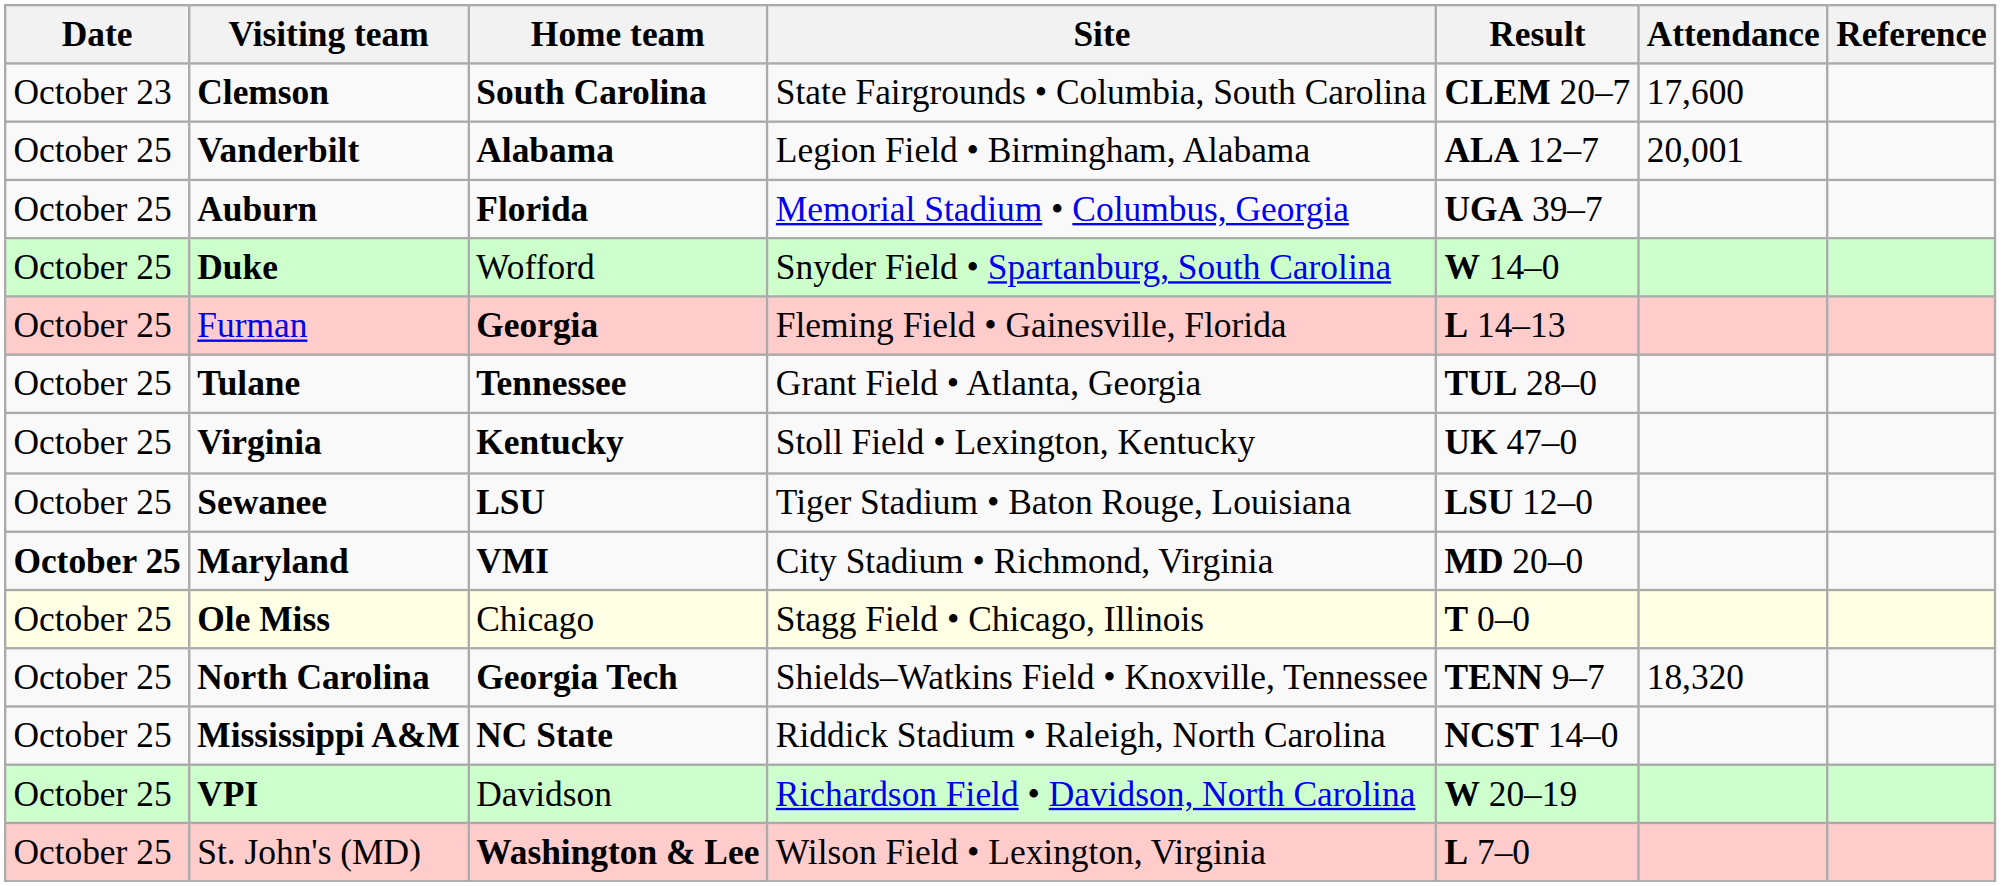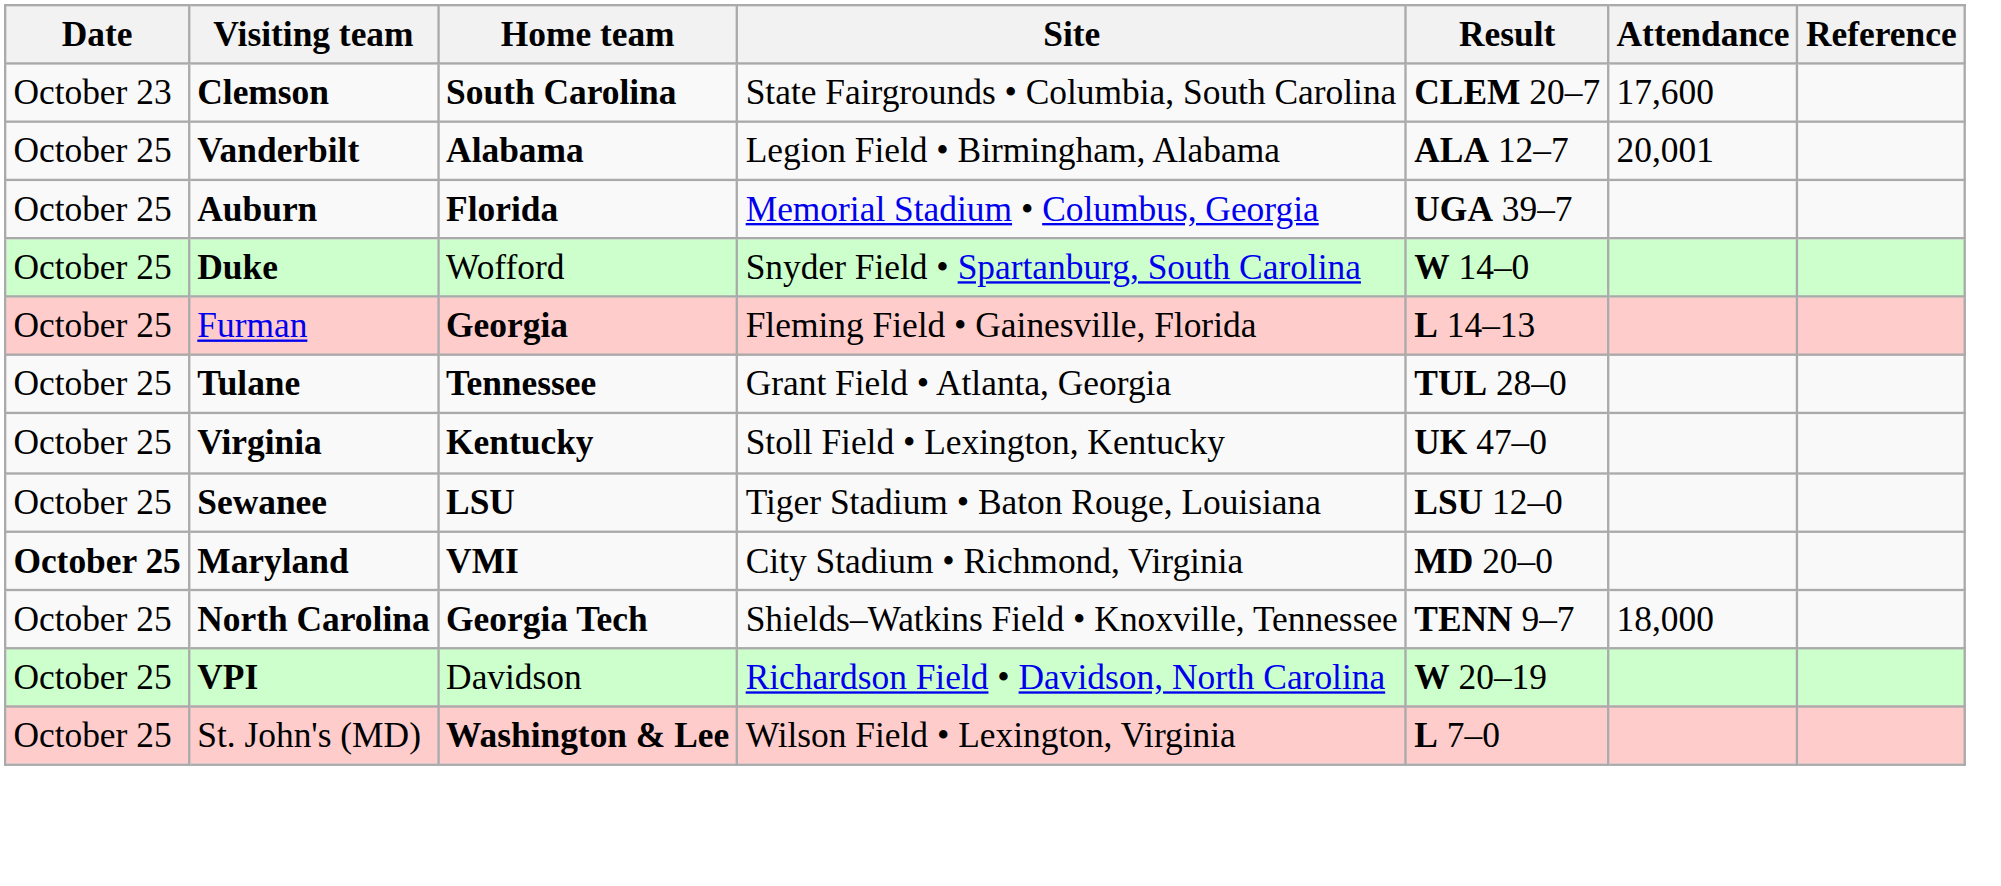- row: (264, 617)
(1695, 676) 18,320 -> (1665, 617) 18,000
- row: (329, 734)
